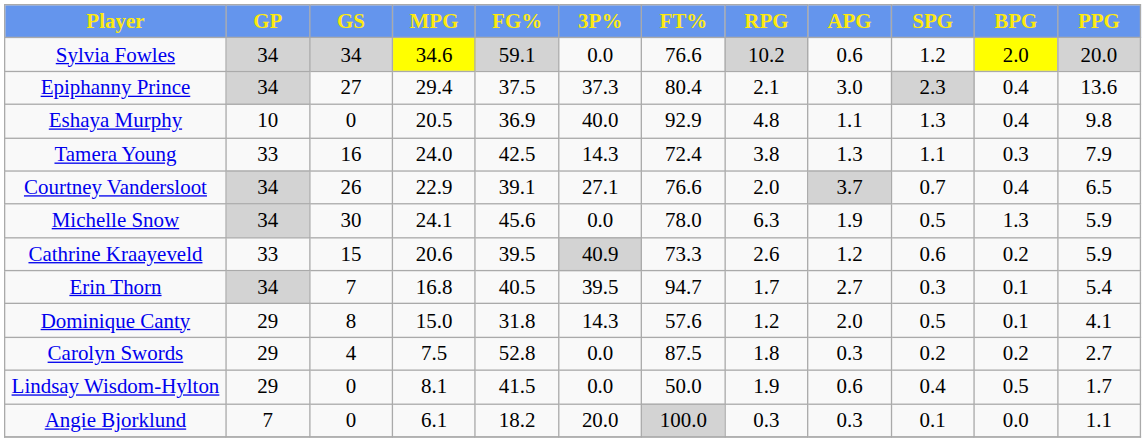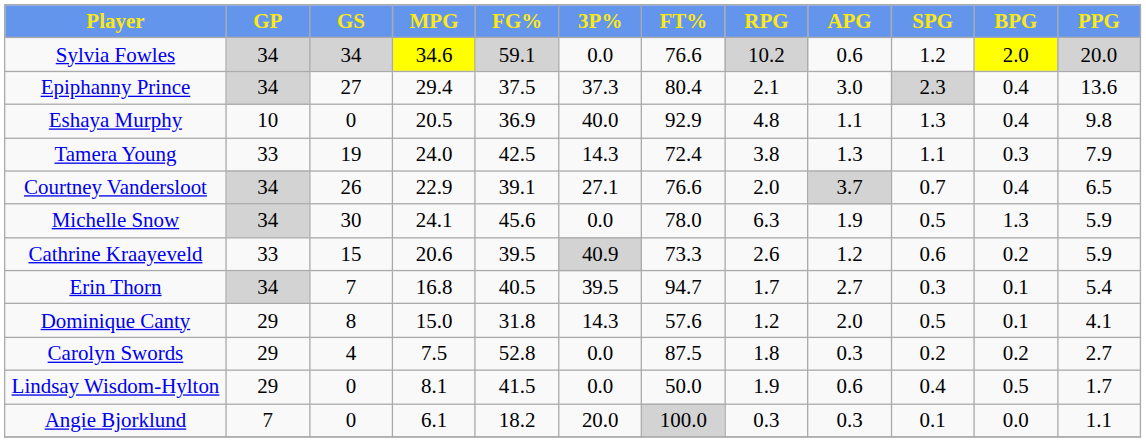(351, 154) 16 -> (351, 154) 19
